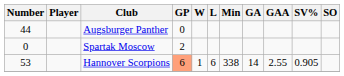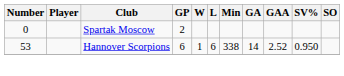- row: (126, 29)
(182, 63) lightsalmon background -> (182, 46) no background
(278, 63) 2.55 -> (278, 46) 2.52
(306, 63) 0.905 -> (306, 46) 0.950
